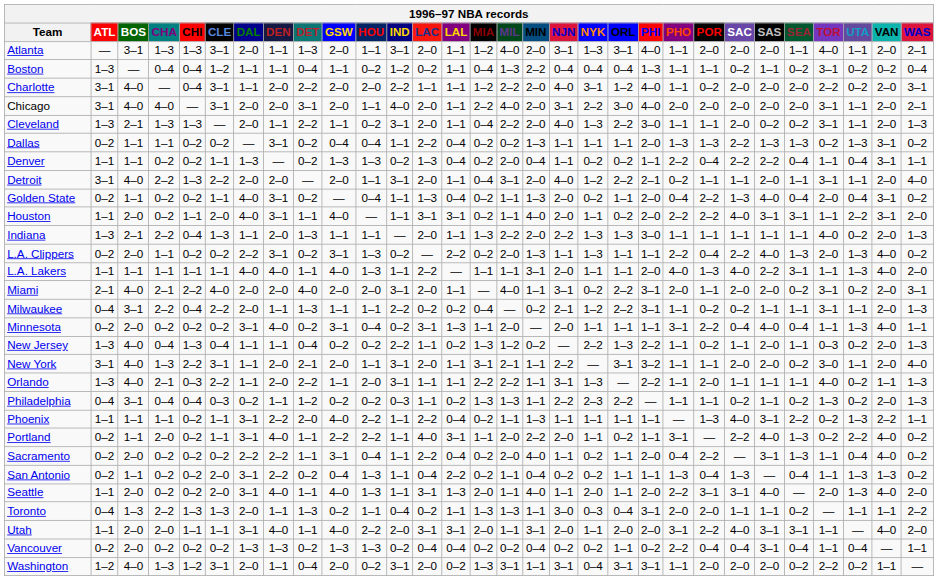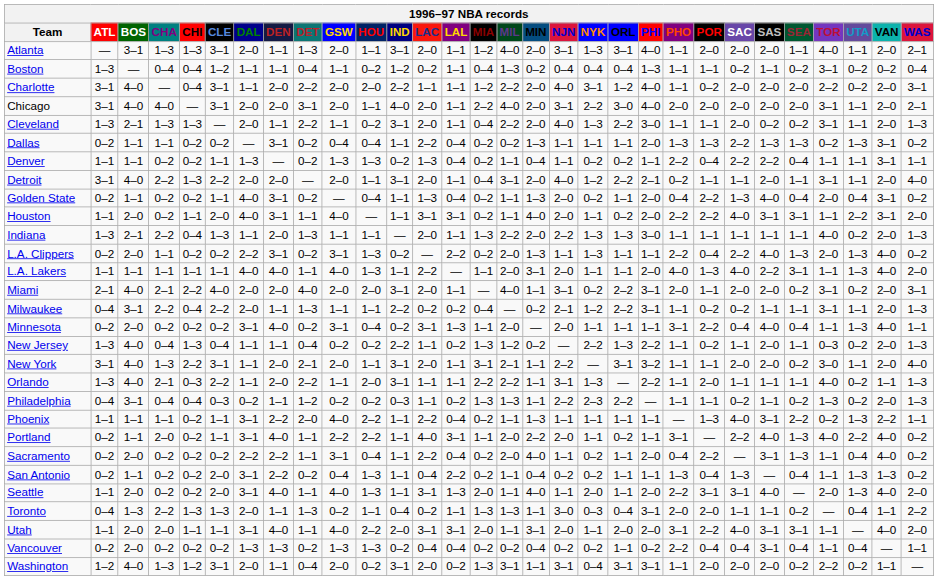(536, 69) 2–2 -> (536, 69) 0–2
(510, 161) 2–0 -> (510, 161) 1–1
(858, 161) 0–4 -> (858, 161) 1–1
(510, 272) 1–1 -> (510, 272) 2–0
(828, 438) 0–2 -> (828, 438) 4–0
(858, 512) 1–1 -> (858, 512) 0–4
